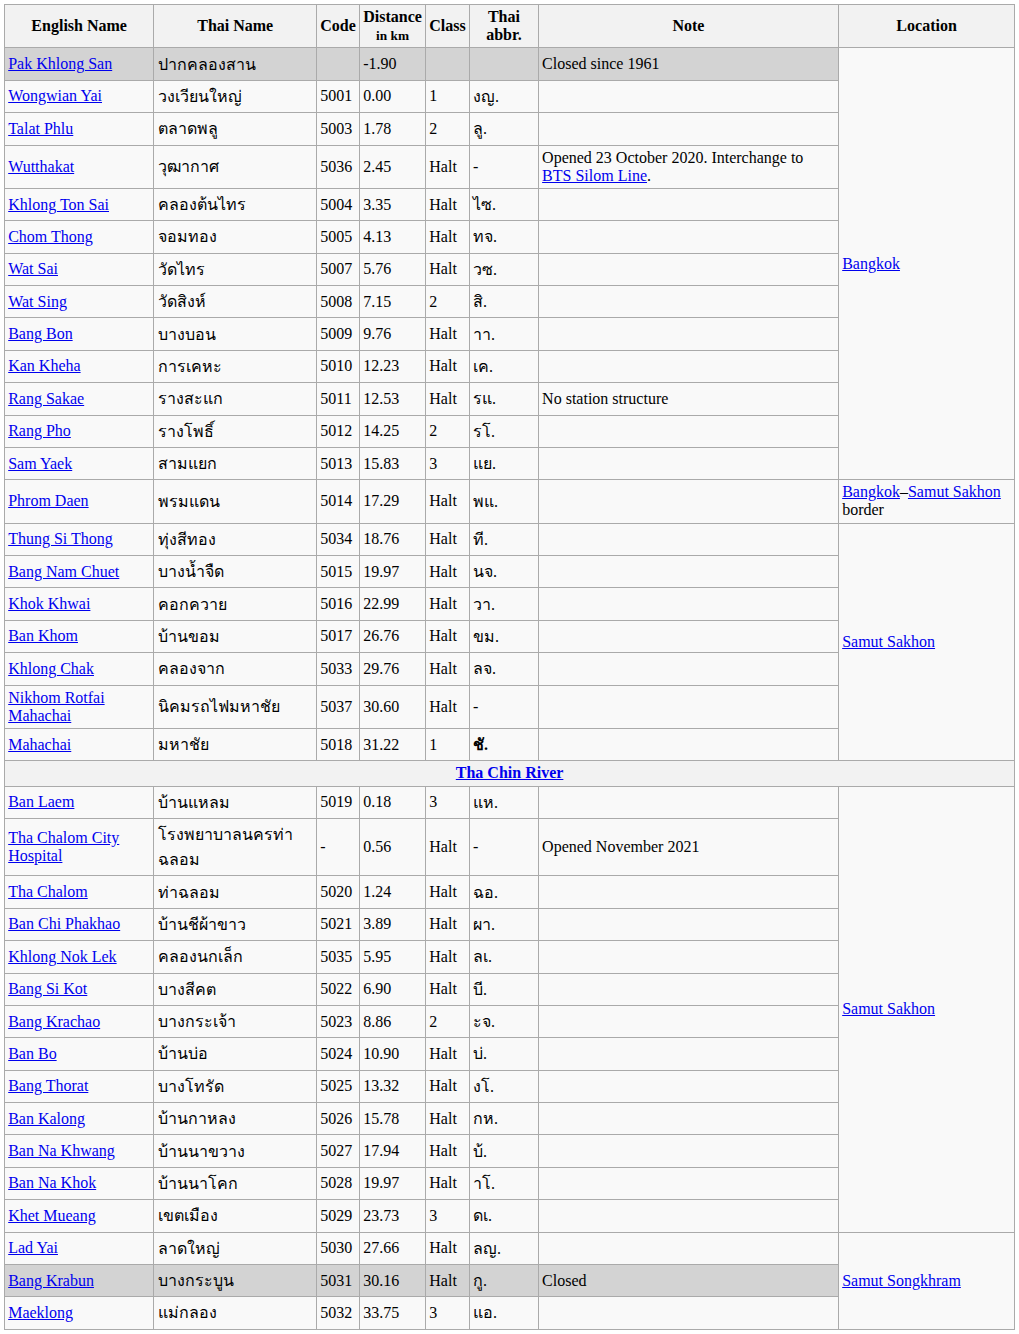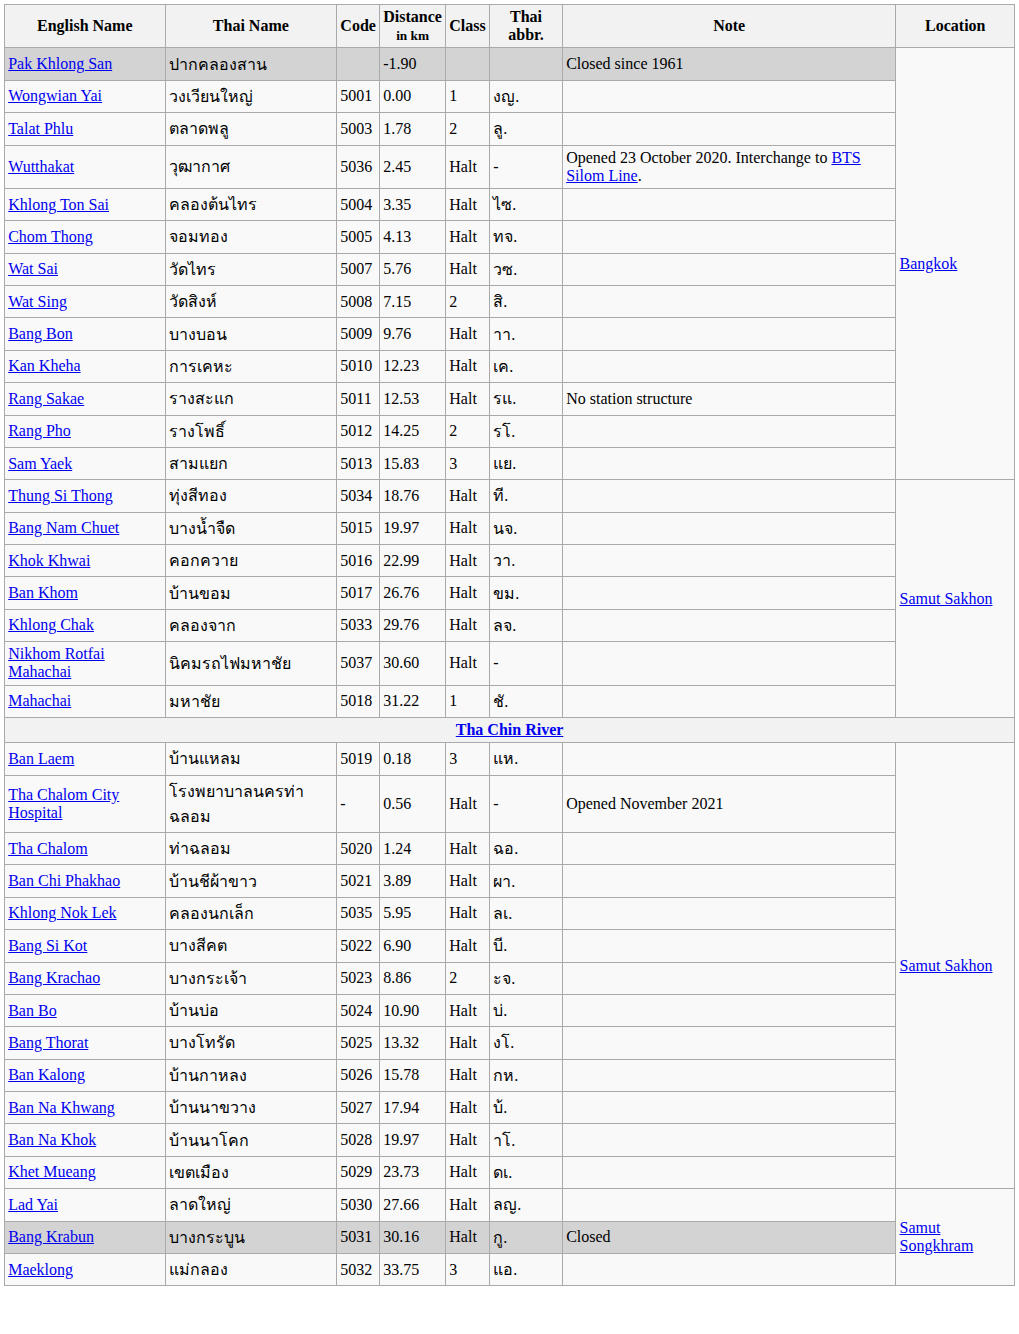- row: (48, 501)
(481, 745) bold -> (501, 701) normal
(433, 1215) 3 -> (463, 1172) Halt
